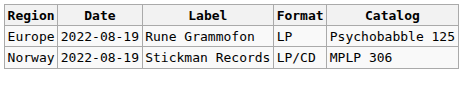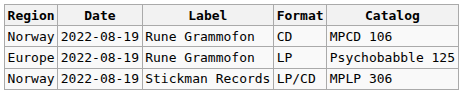+ row: (284, 36)
